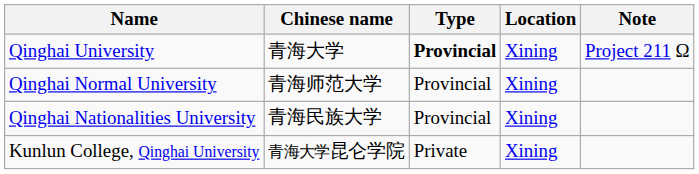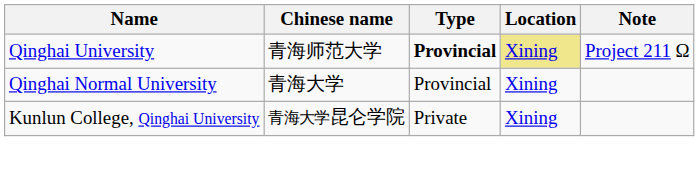(306, 50) 青海大学 -> (325, 50) 青海师范大学
(531, 51) no background -> (531, 51) khaki background
(325, 84) 青海师范大学 -> (306, 84) 青海大学
- row: (132, 118)
